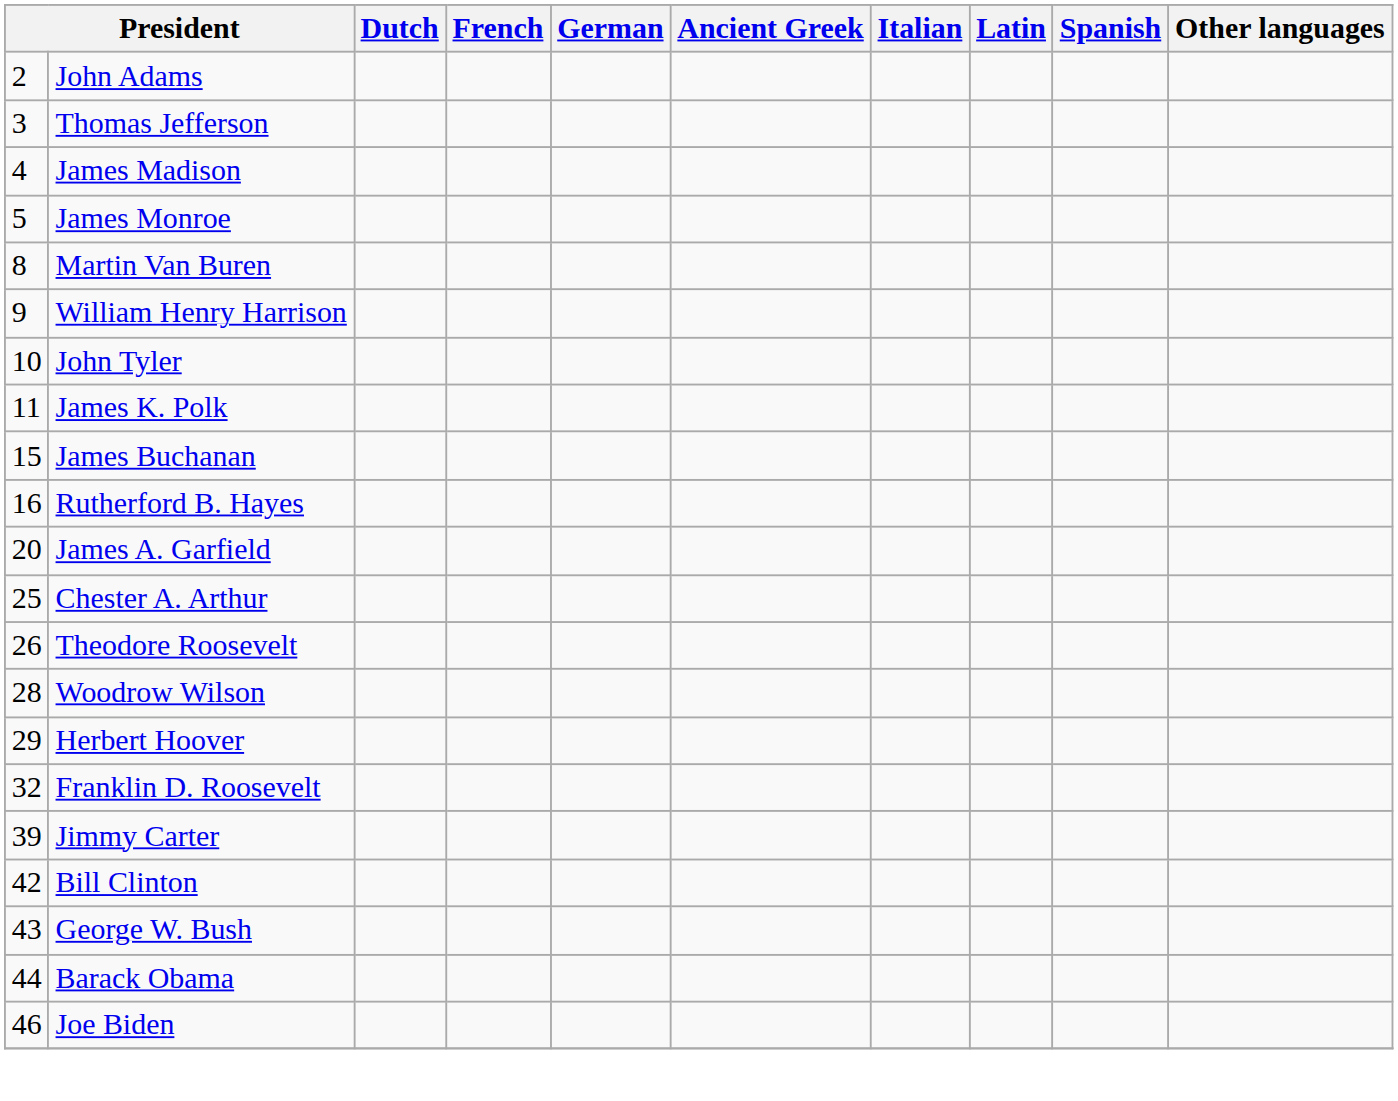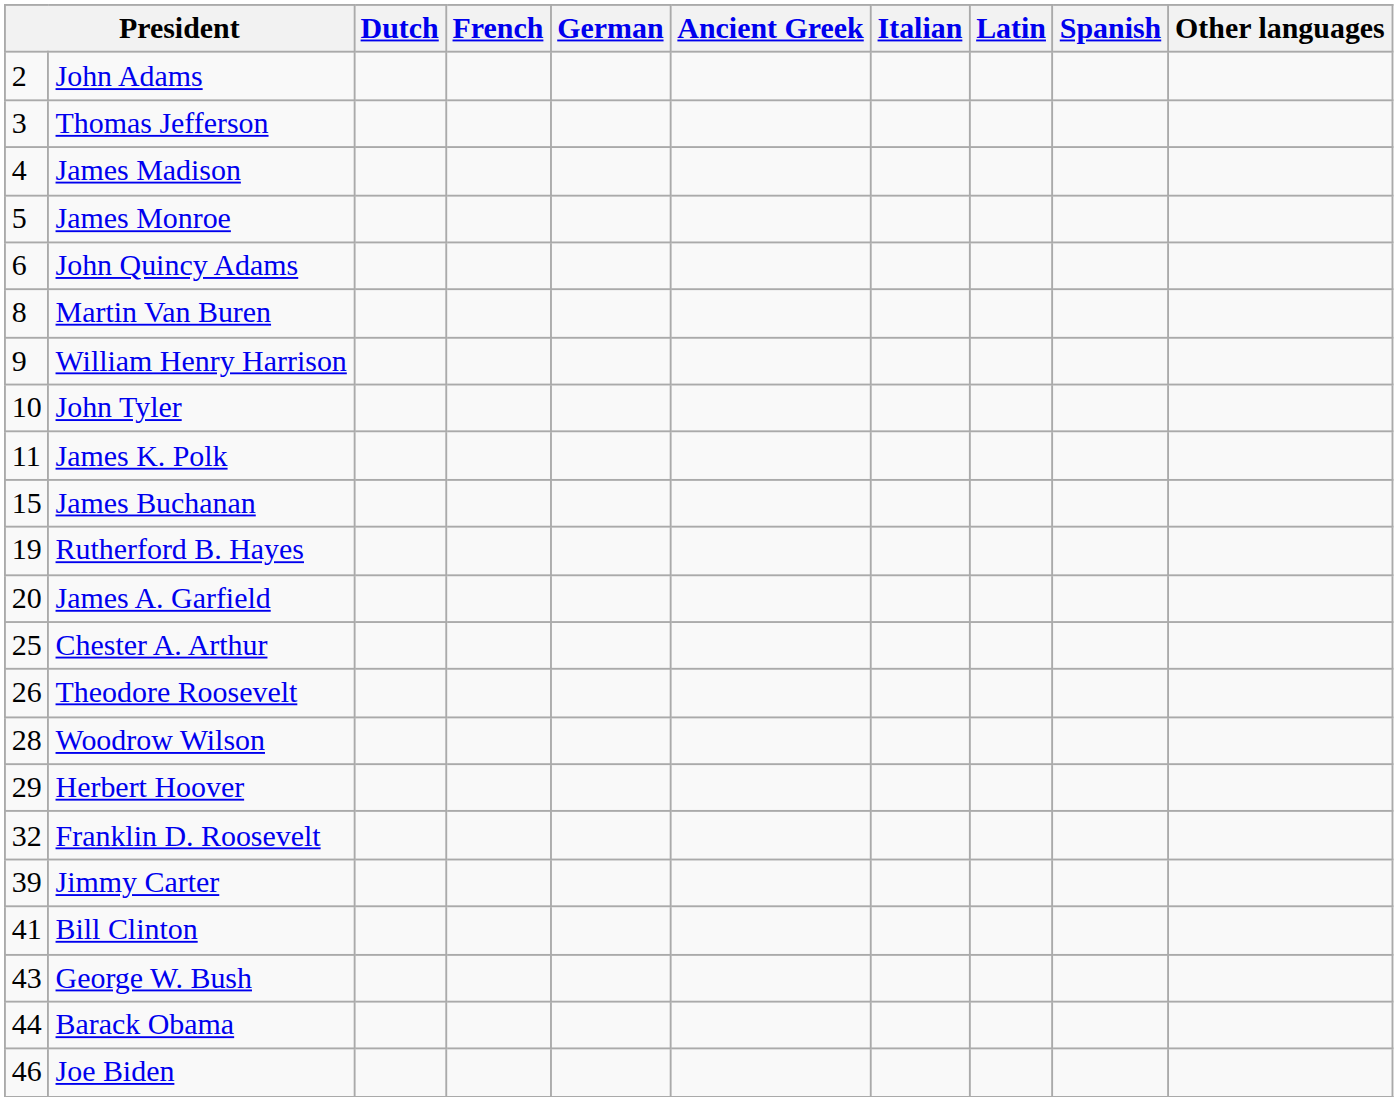+ row: (177, 265)
(27, 502) 16 -> (27, 550) 19
(27, 882) 42 -> (27, 929) 41
